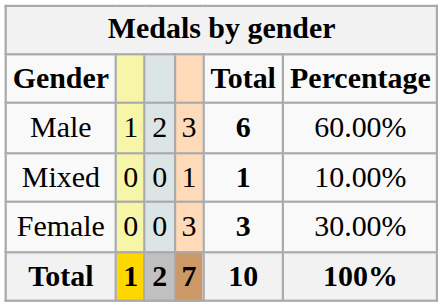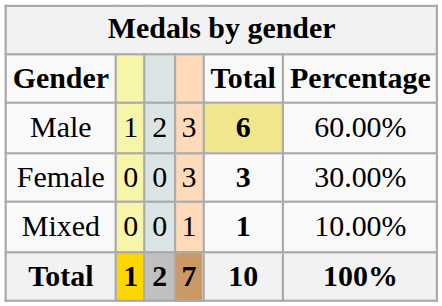(243, 127) no background -> (243, 127) khaki background
rows swapped: (61, 226) <-> (61, 177)
